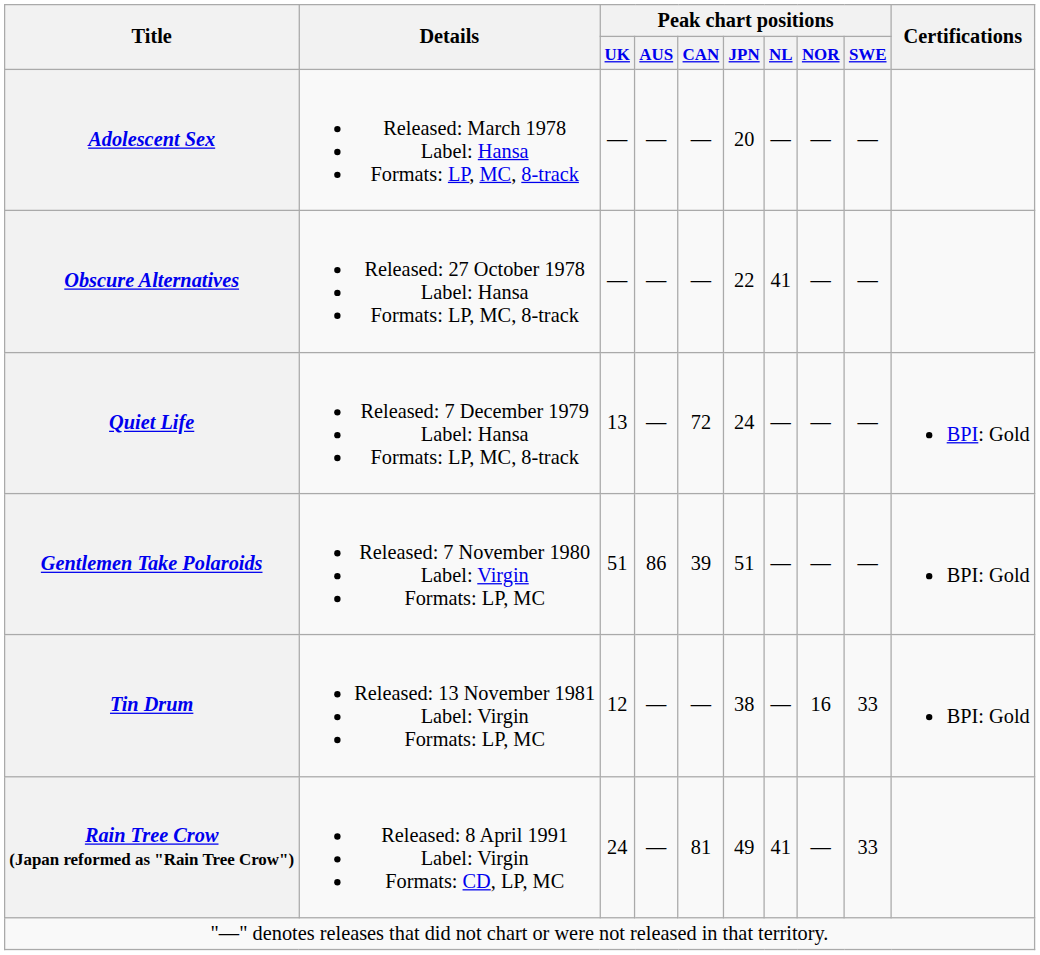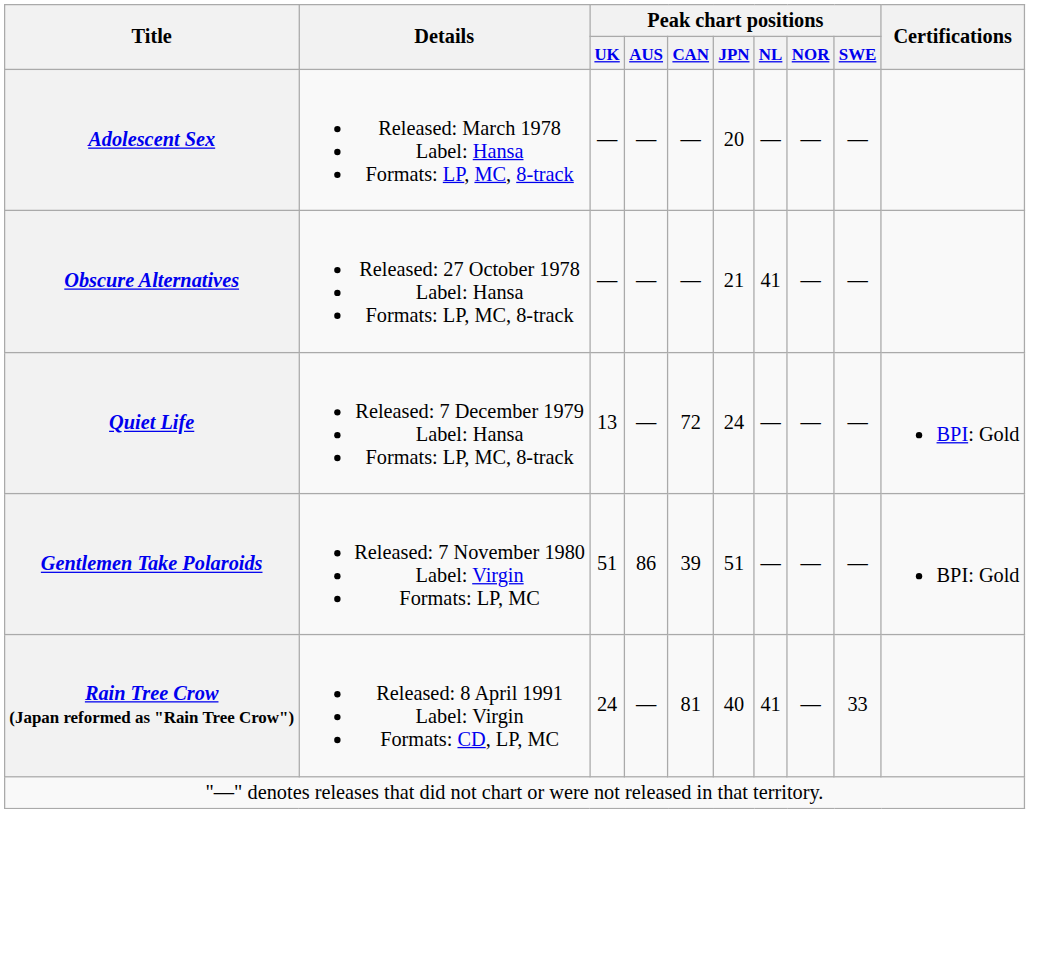(744, 281) 22 -> (734, 281) 21
- row: (152, 705)
(744, 846) 49 -> (734, 705) 40
